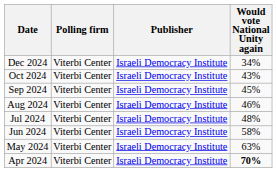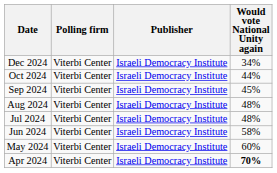(251, 76) 43% -> (251, 76) 44%
(251, 104) 46% -> (251, 104) 48%
(251, 146) 63% -> (251, 146) 60%
